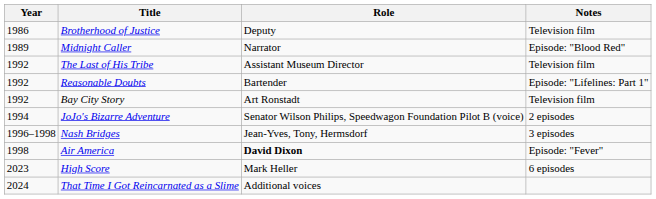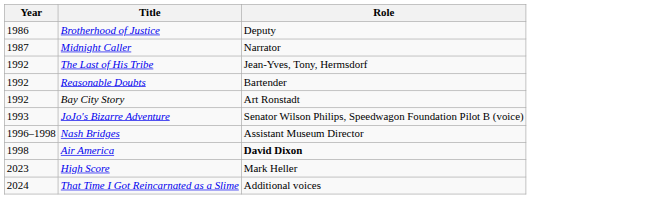- column: (589, 13)
(18, 47) 1989 -> (18, 47) 1987
(304, 64) Assistant Museum Director -> (306, 64) Jean-Yves, Tony, Hermsdorf
(18, 116) 1994 -> (18, 116) 1993
(306, 133) Jean-Yves, Tony, Hermsdorf -> (304, 133) Assistant Museum Director
